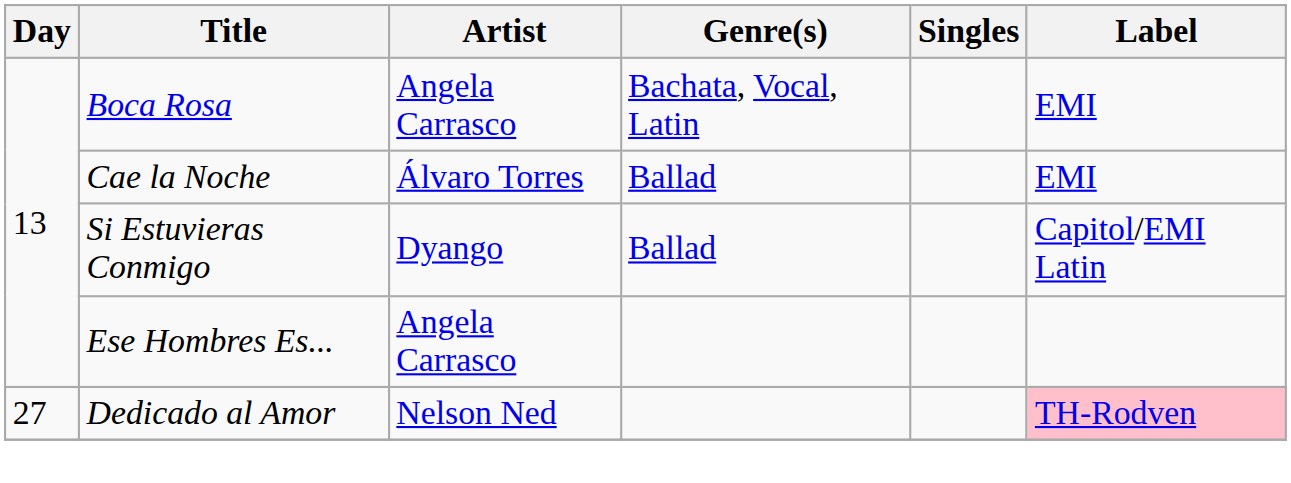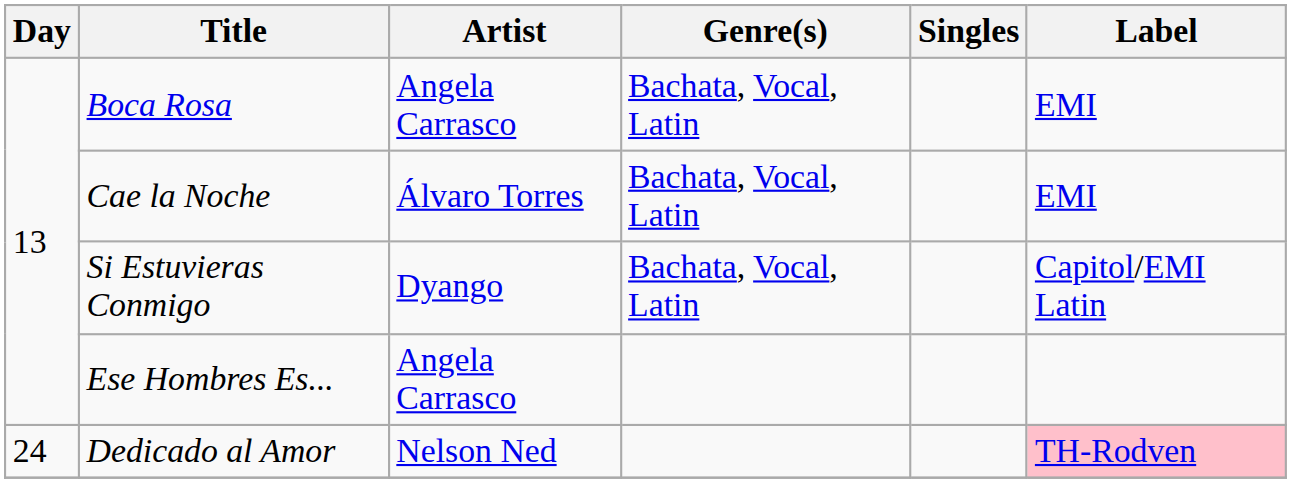(672, 176) Ballad -> (733, 195) Bachata, Vocal, Latin
(672, 248) Ballad -> (733, 286) Bachata, Vocal, Latin
(30, 412) 27 -> (30, 450) 24
